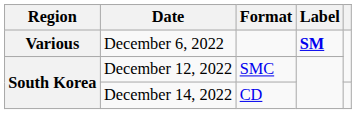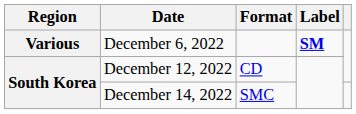(257, 69) SMC -> (251, 69) CD
(251, 95) CD -> (257, 95) SMC
